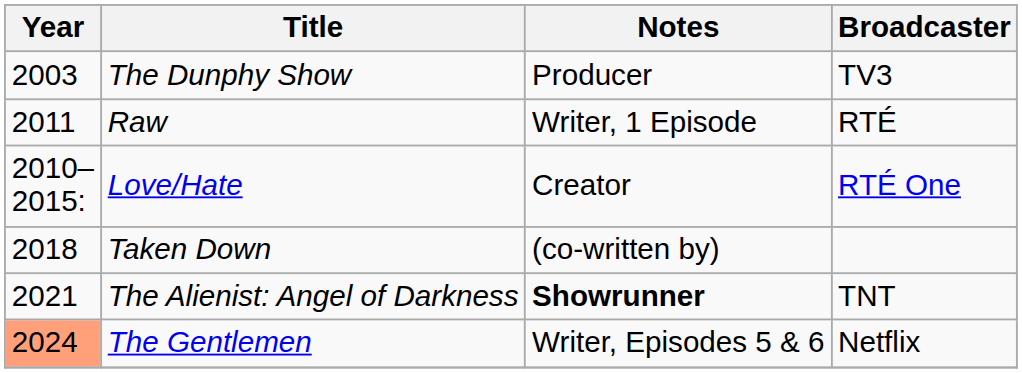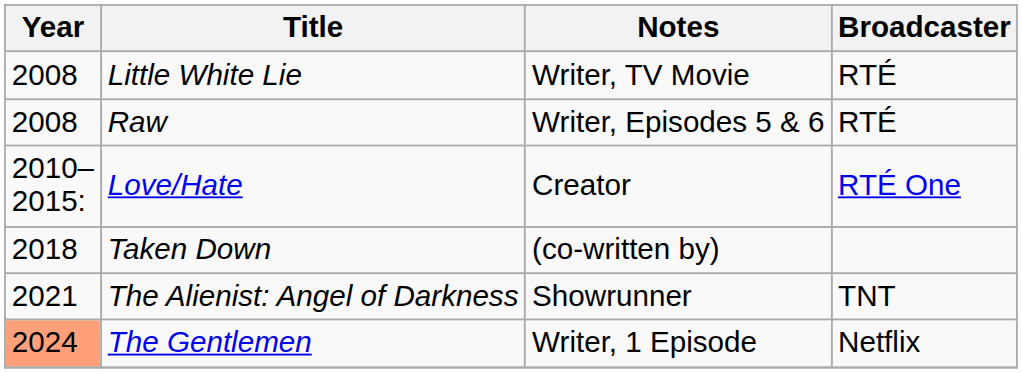- row: (229, 74)
+ row: (205, 74)
(44, 121) 2011 -> (45, 121) 2008
(645, 121) Writer, 1 Episode -> (678, 121) Writer, Episodes 5 & 6
(618, 295) bold -> (612, 295) normal
(678, 342) Writer, Episodes 5 & 6 -> (645, 342) Writer, 1 Episode
